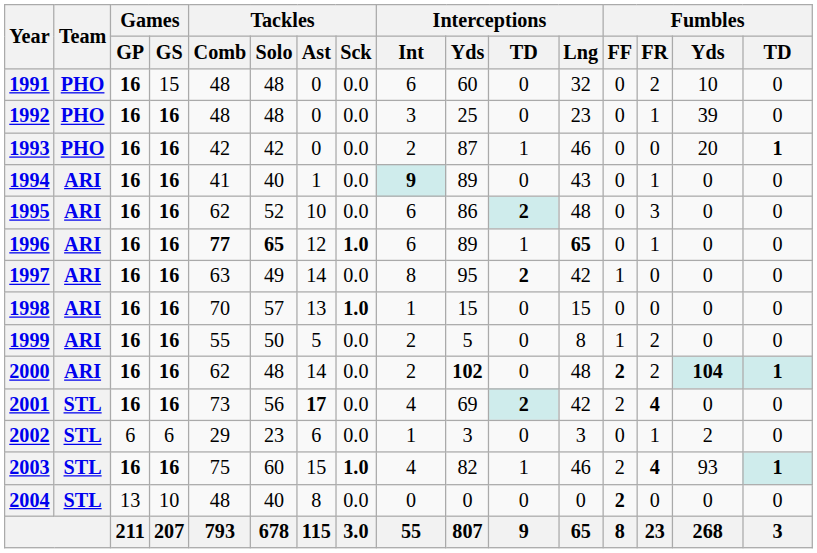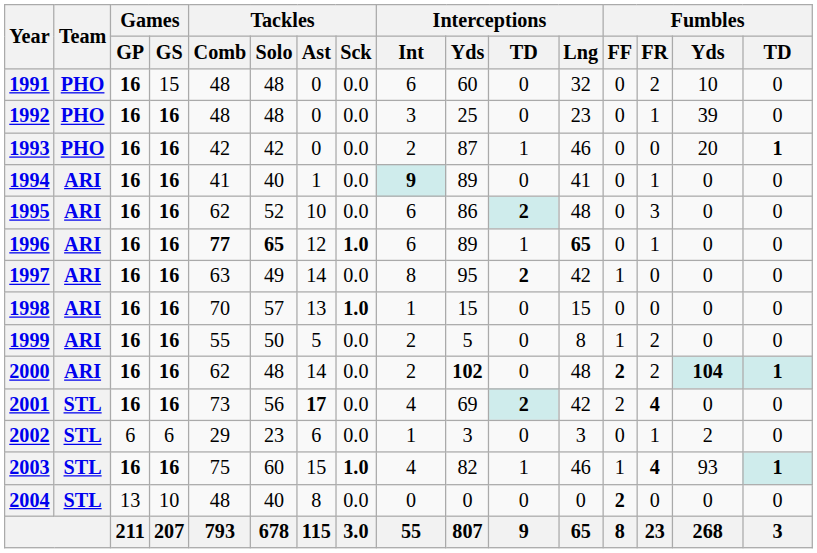(581, 180) 43 -> (581, 180) 41
(620, 468) 2 -> (620, 468) 1
